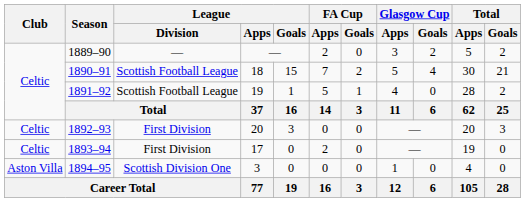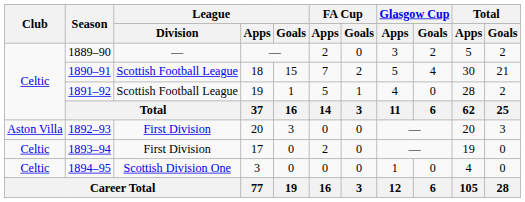(35, 129) Celtic -> (35, 129) Aston Villa
(35, 168) Aston Villa -> (35, 168) Celtic
